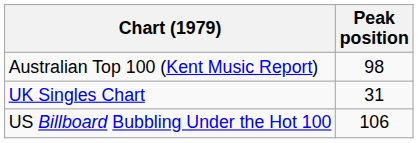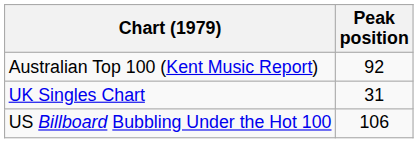(374, 66) 98 -> (374, 66) 92
